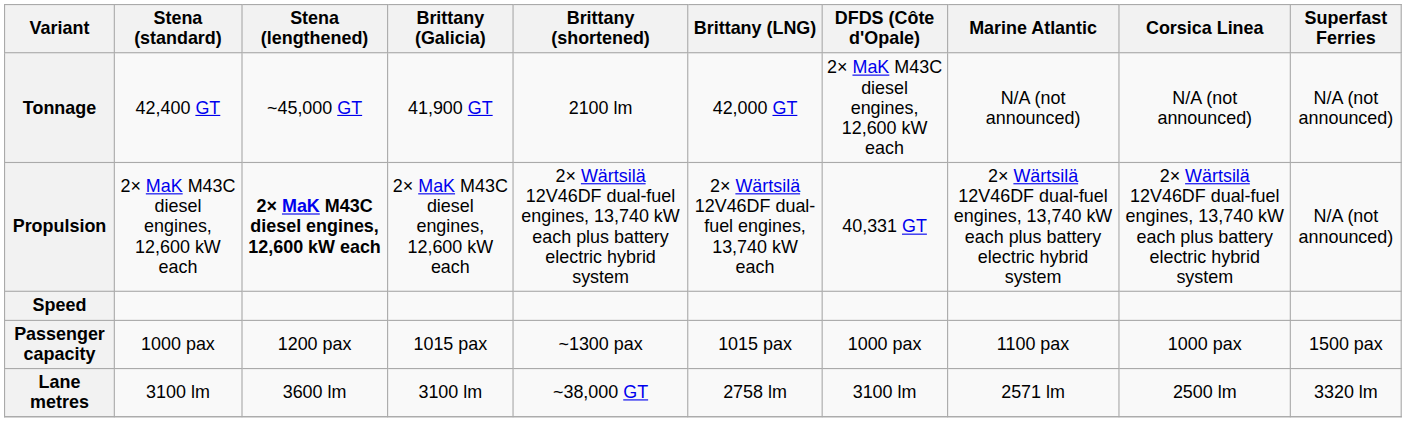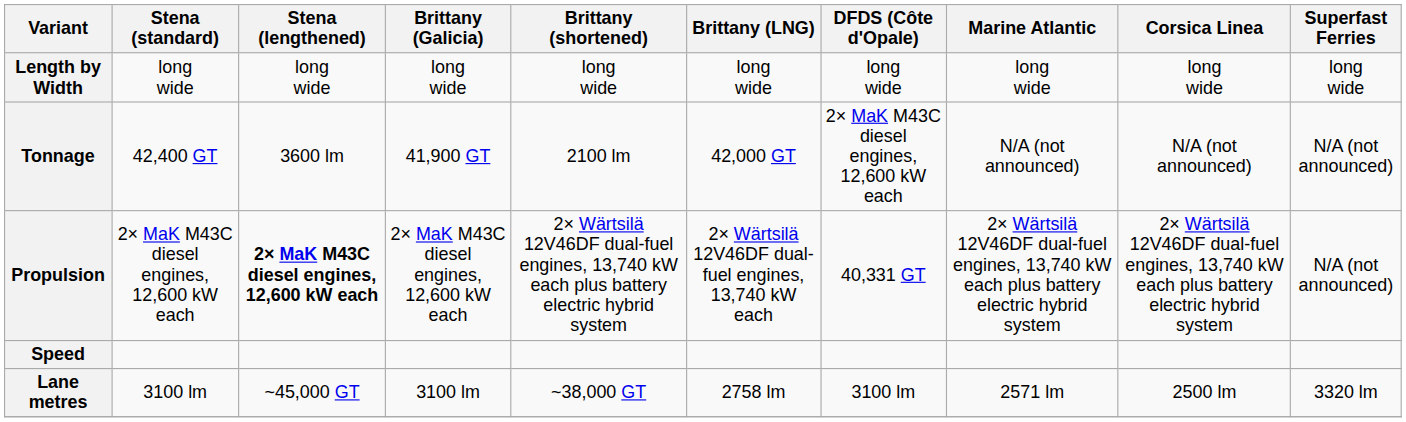+ row: (58, 77)
(315, 107) ~45,000 GT -> (312, 156) 3600 lm
- row: (59, 344)
(315, 392) 3600 lm -> (312, 392) ~45,000 GT
